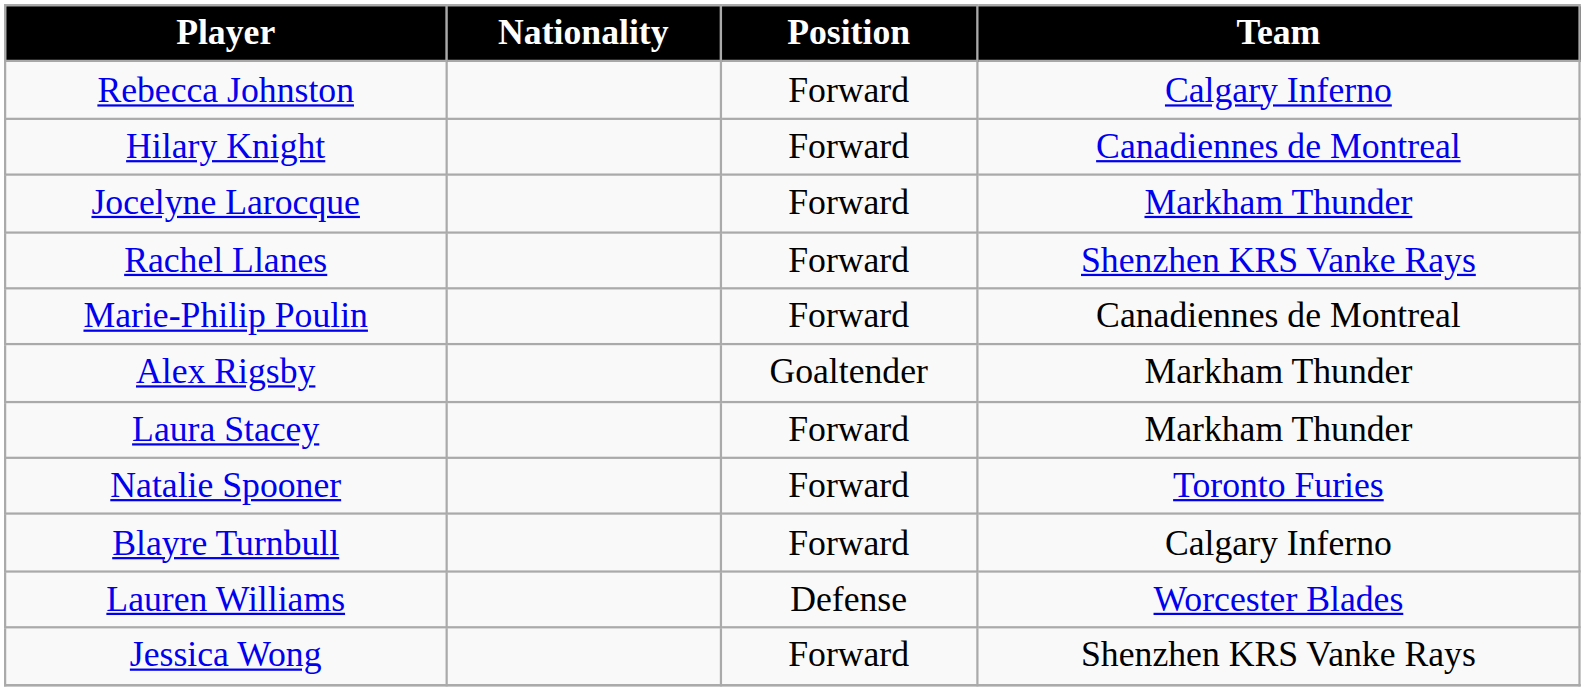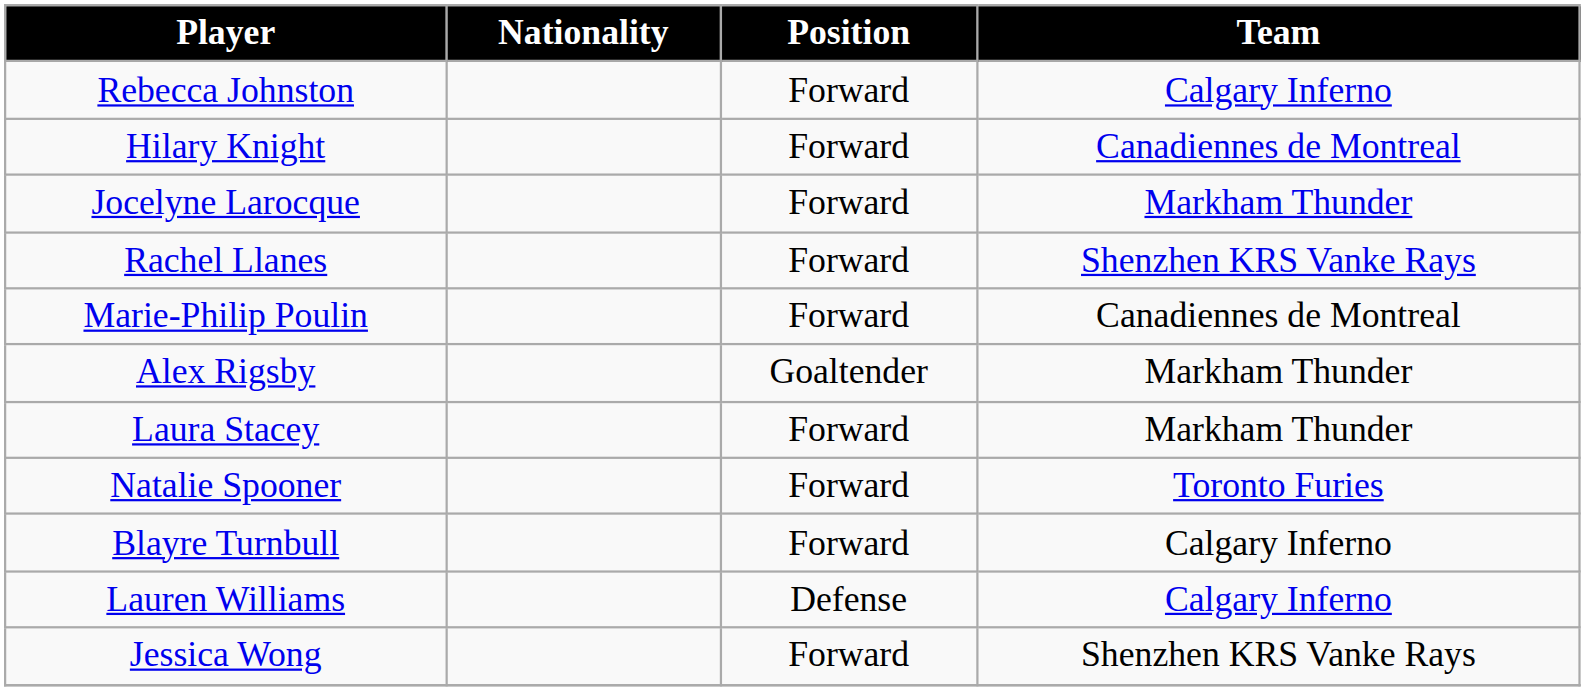(1278, 598) Worcester Blades -> (1278, 598) Calgary Inferno
